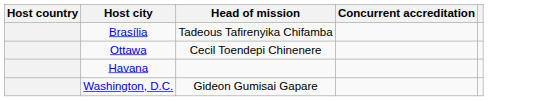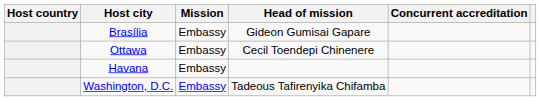+ column: (202, 13)
(256, 31) Tadeous Tafirenyika Chifamba -> (308, 31) Gideon Gumisai Gapare
(256, 86) Gideon Gumisai Gapare -> (308, 86) Tadeous Tafirenyika Chifamba
